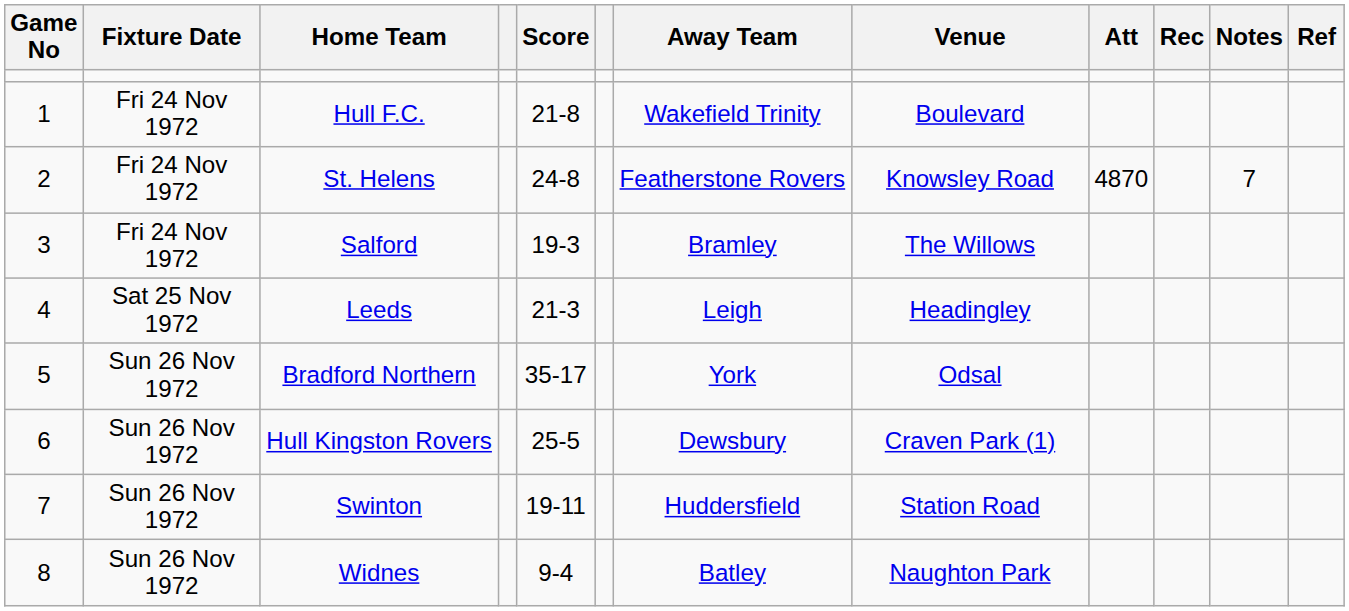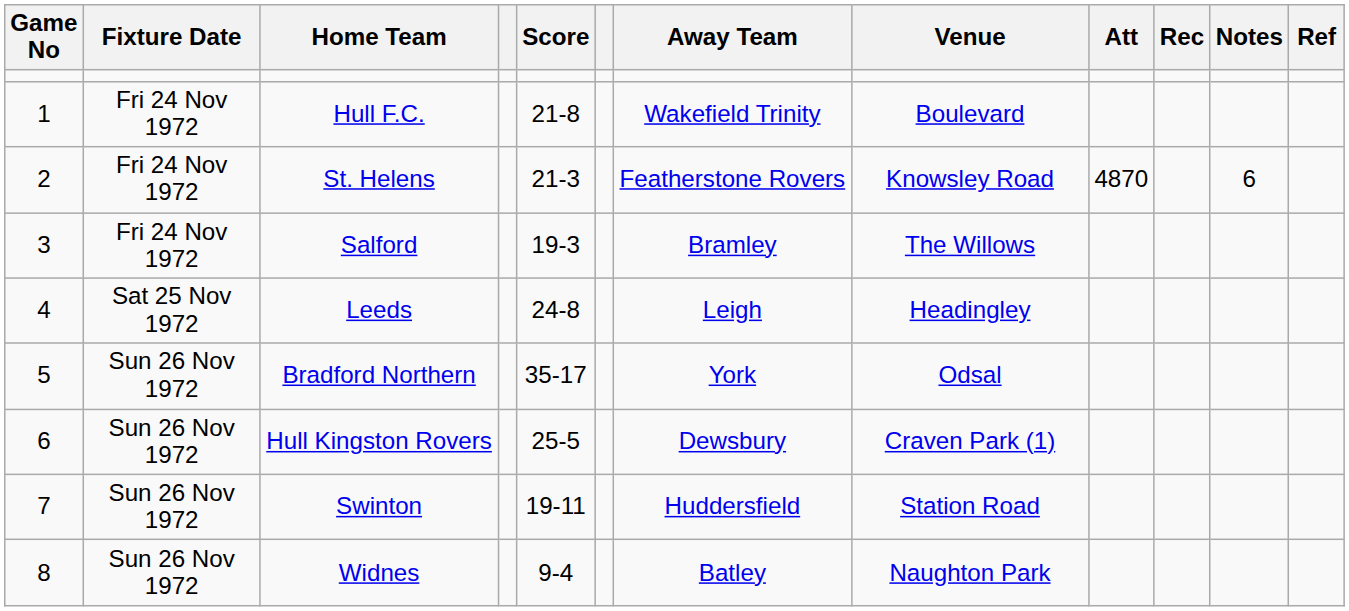(556, 179) 24-8 -> (556, 179) 21-3
(1249, 179) 7 -> (1249, 179) 6
(556, 310) 21-3 -> (556, 310) 24-8
